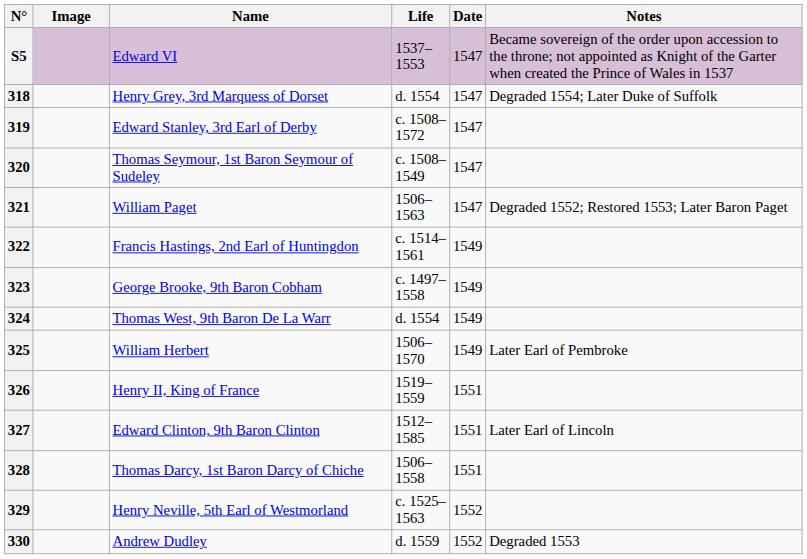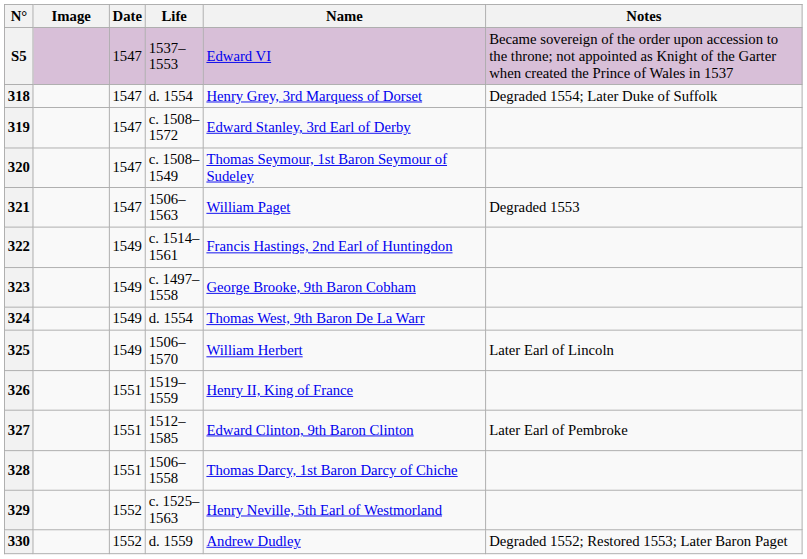columns swapped: (250, 16) <-> (468, 16)
(638, 207) Degraded 1552; Restored 1553; Later Baron Paget -> (534, 207) Degraded 1553
(558, 350) Later Earl of Pembroke -> (552, 350) Later Earl of Lincoln
(552, 430) Later Earl of Lincoln -> (558, 430) Later Earl of Pembroke
(534, 541) Degraded 1553 -> (638, 541) Degraded 1552; Restored 1553; Later Baron Paget
